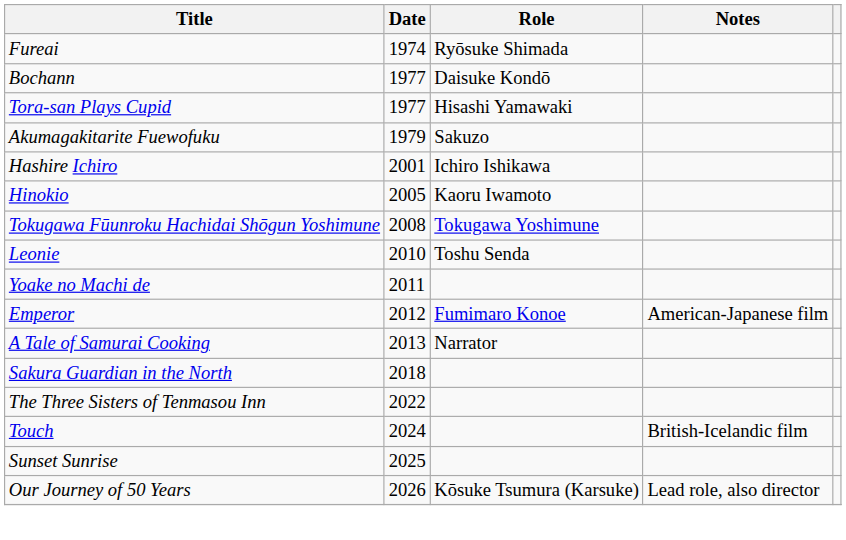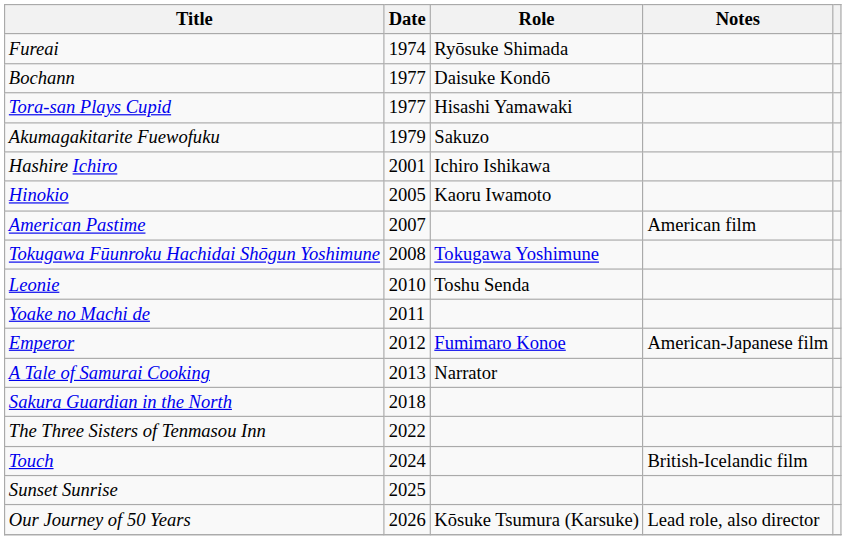+ row: (77, 225)
